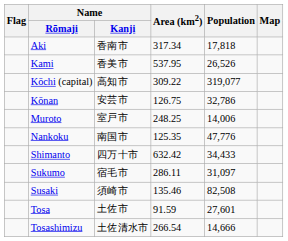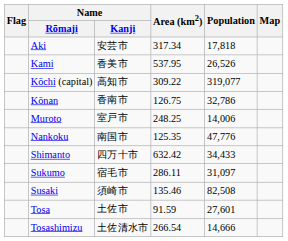(113, 45) 香南市 -> (113, 45) 安芸市
(113, 100) 安芸市 -> (113, 100) 香南市
